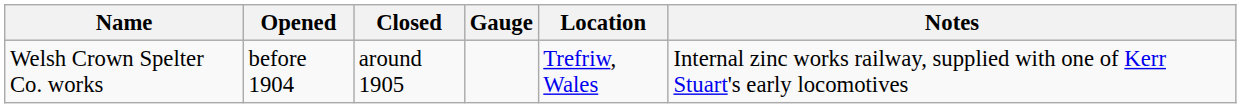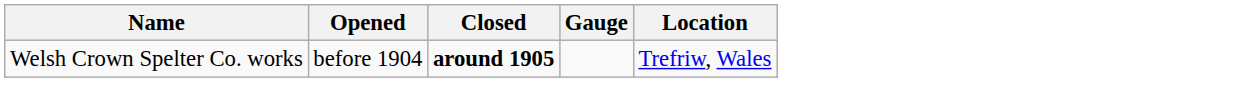- column: (952, 22)
(390, 71) normal -> (494, 58) bold
